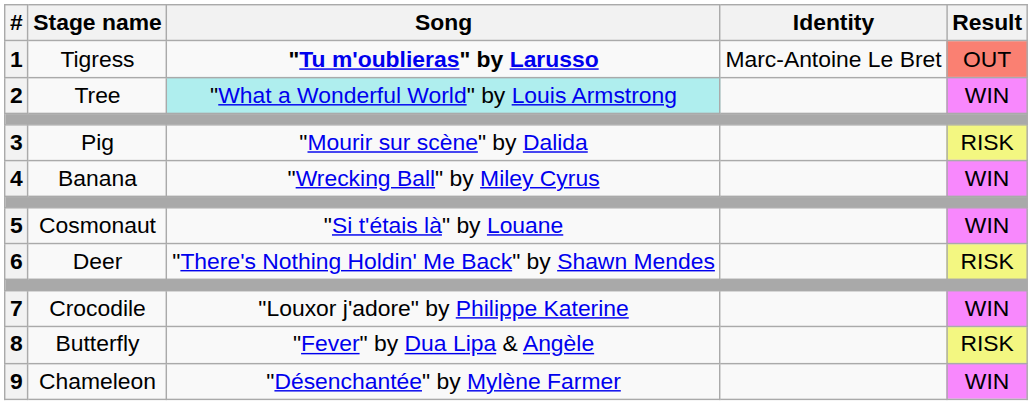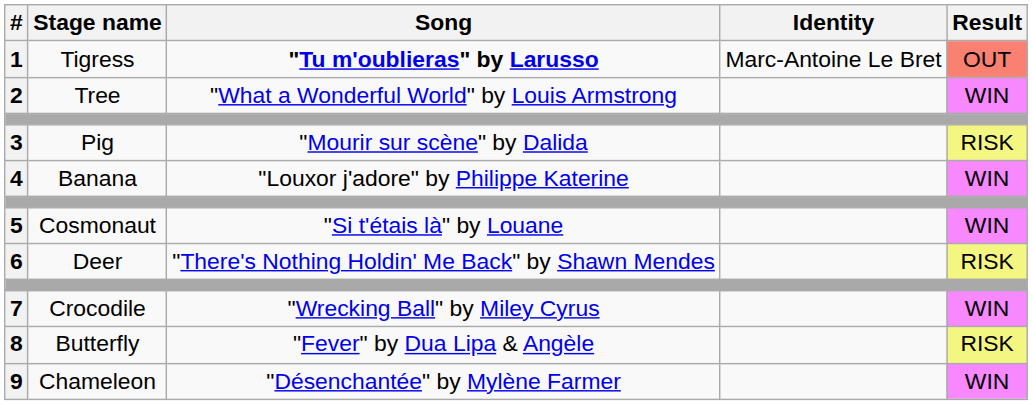(444, 95) paleturquoise background -> (444, 95) no background
(444, 178) "Wrecking Ball" by Miley Cyrus -> (444, 178) "Louxor j'adore" by Philippe Katerine
(444, 308) "Louxor j'adore" by Philippe Katerine -> (444, 308) "Wrecking Ball" by Miley Cyrus
